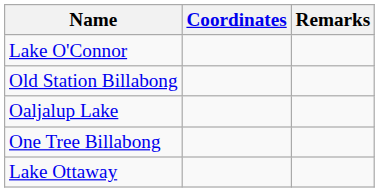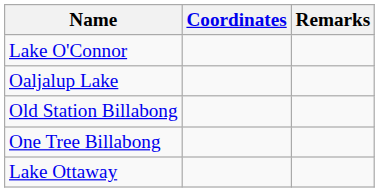rows swapped: (64, 111) <-> (93, 80)
